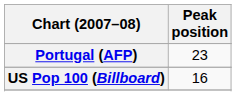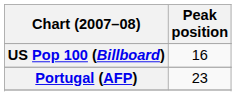rows swapped: (86, 55) <-> (86, 78)
